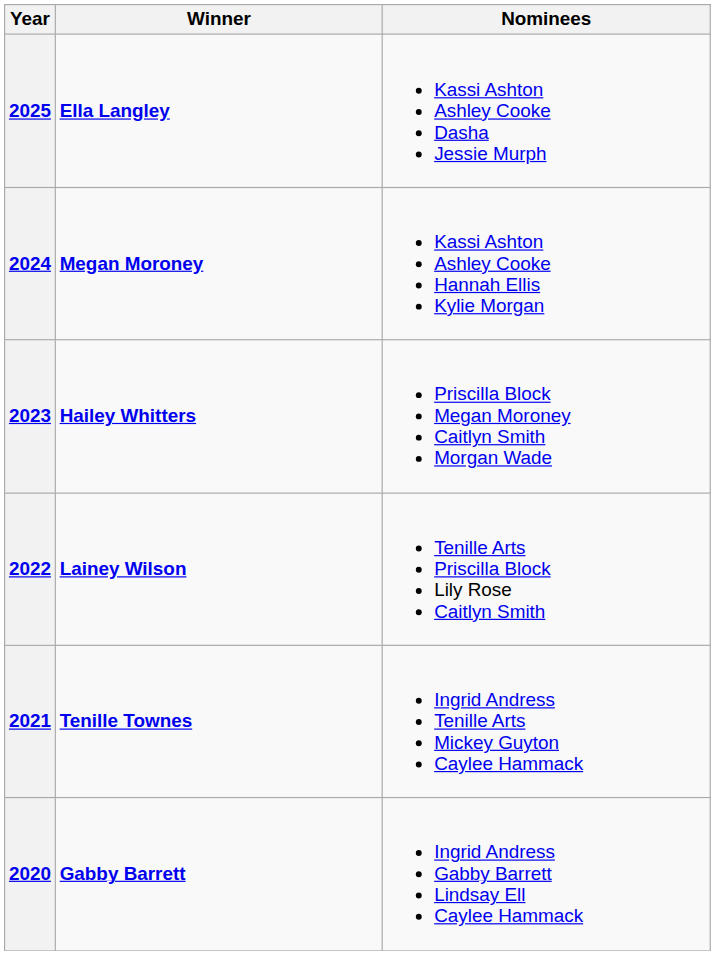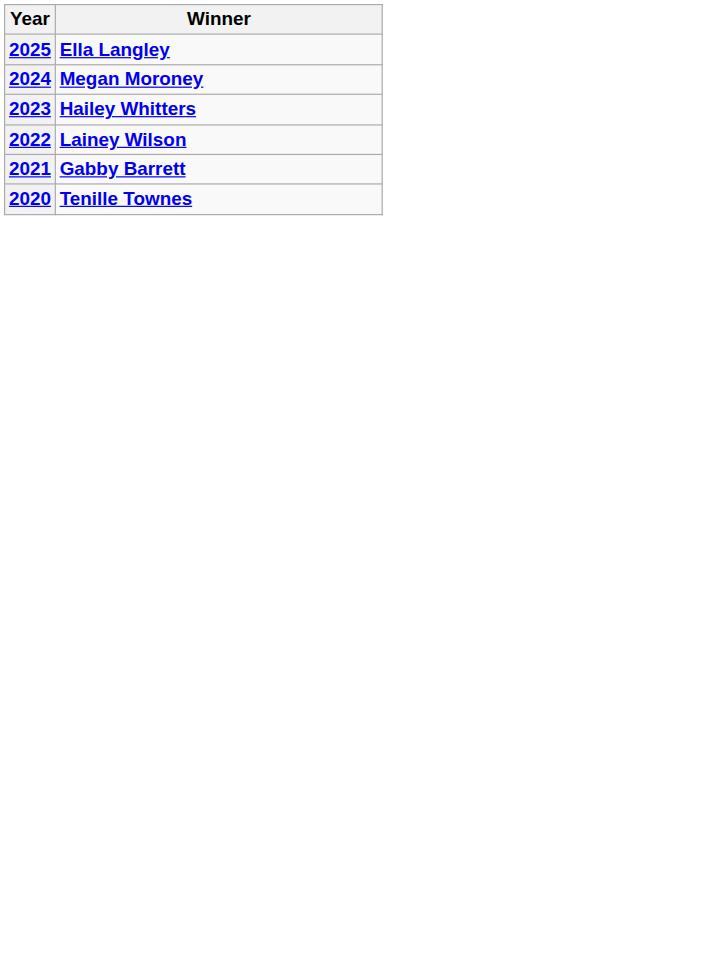- column: (546, 19)
(126, 721) Tenille Townes -> (123, 169) Gabby Barrett
(123, 874) Gabby Barrett -> (126, 199) Tenille Townes
